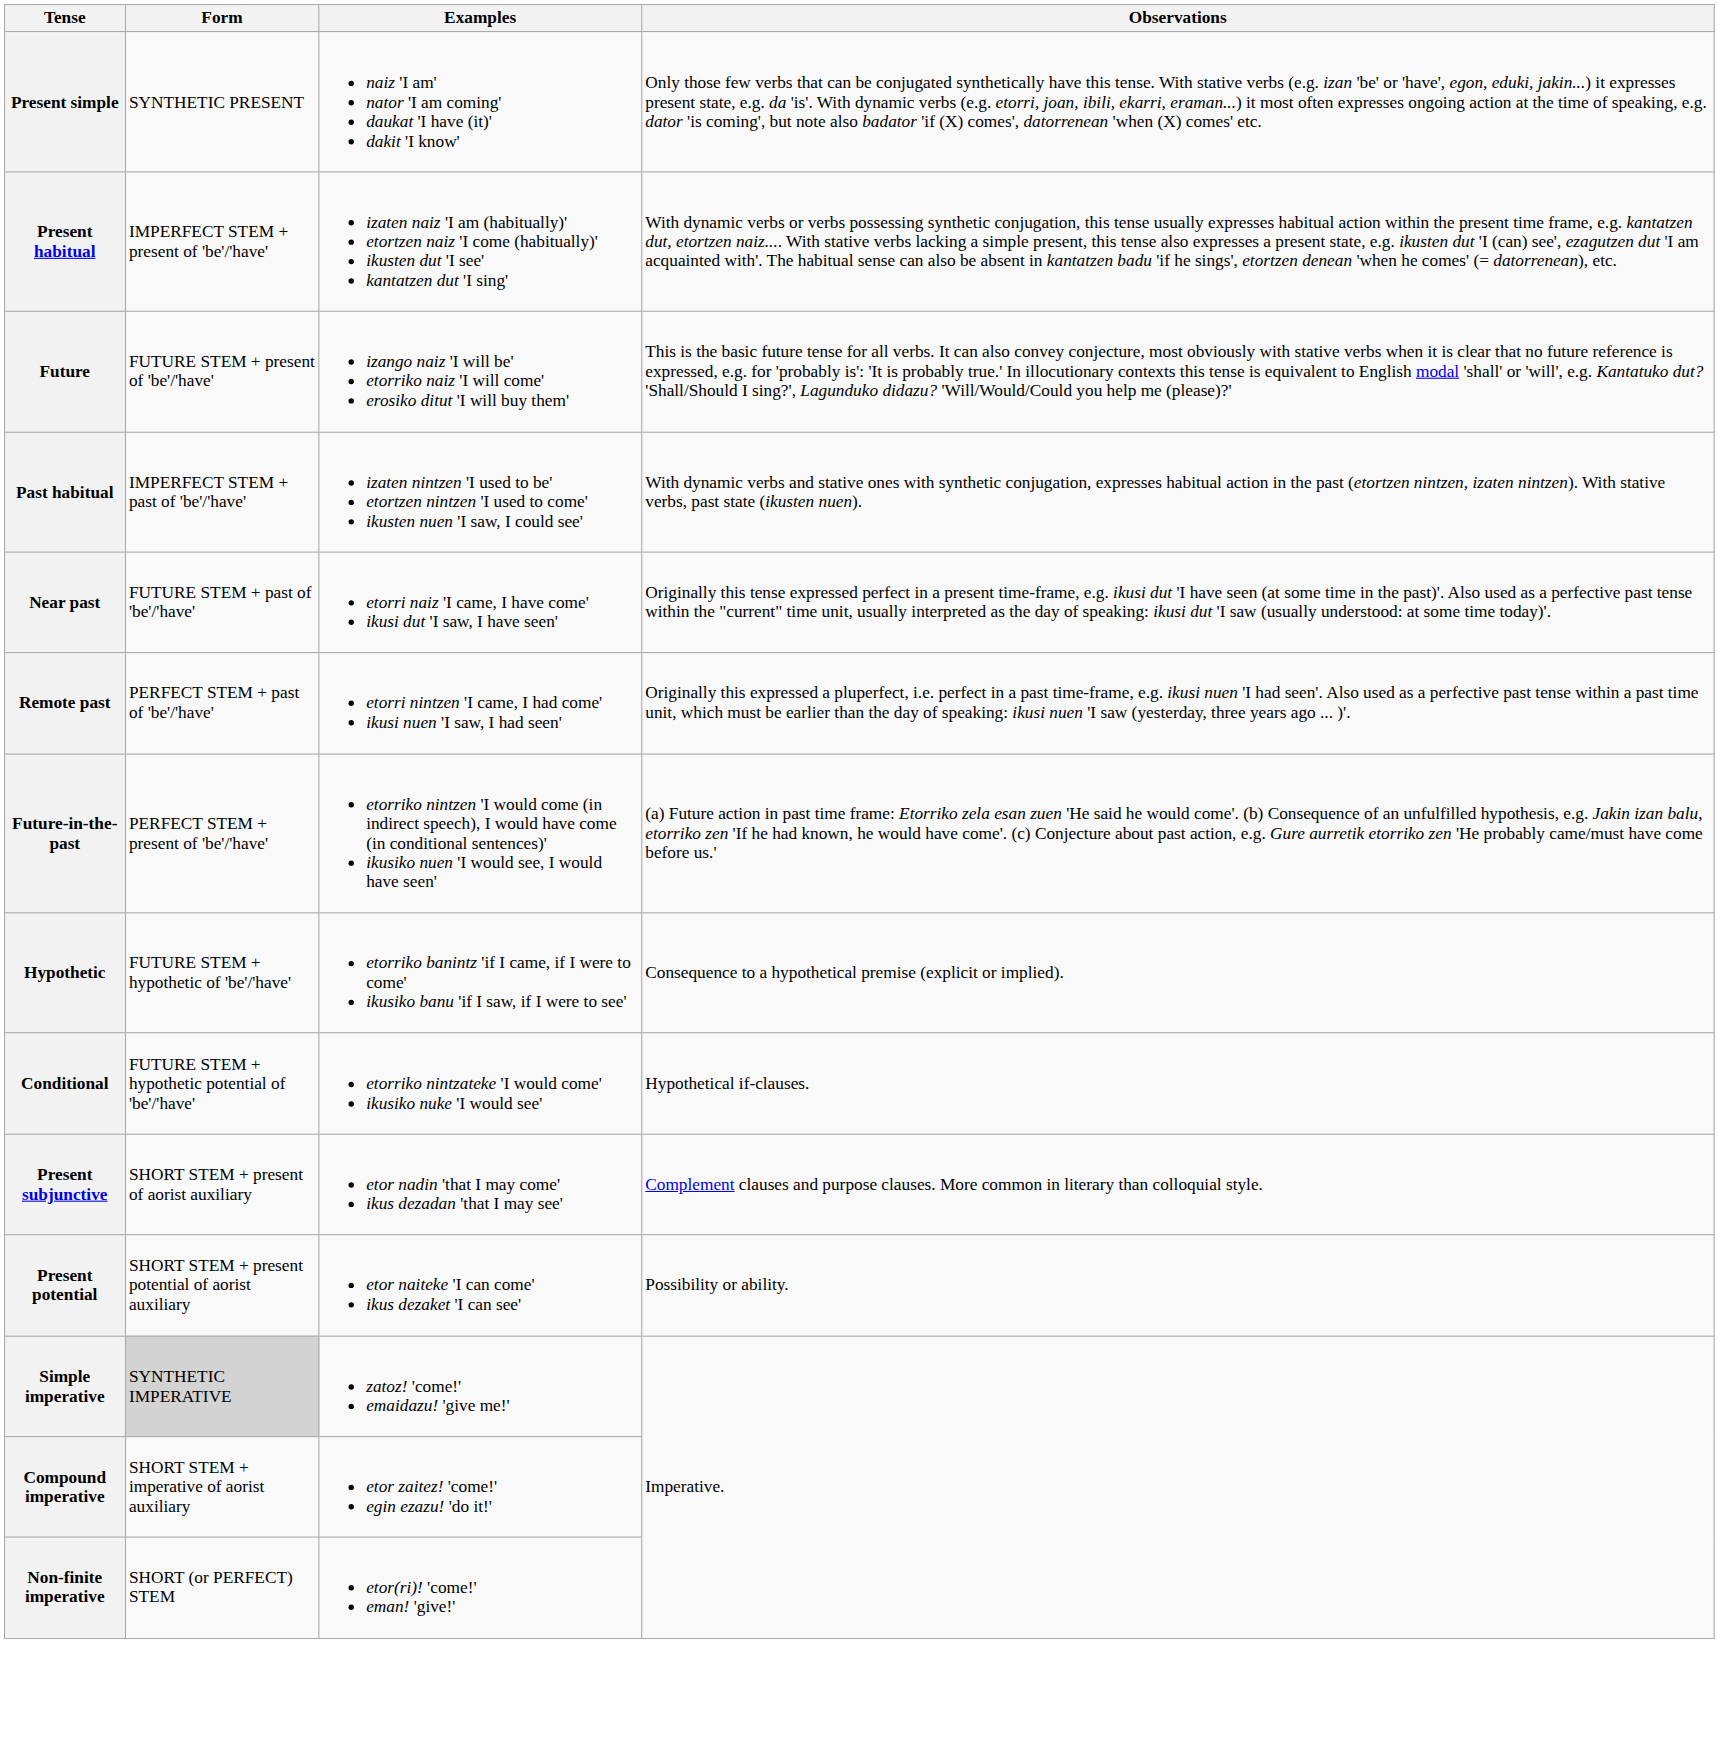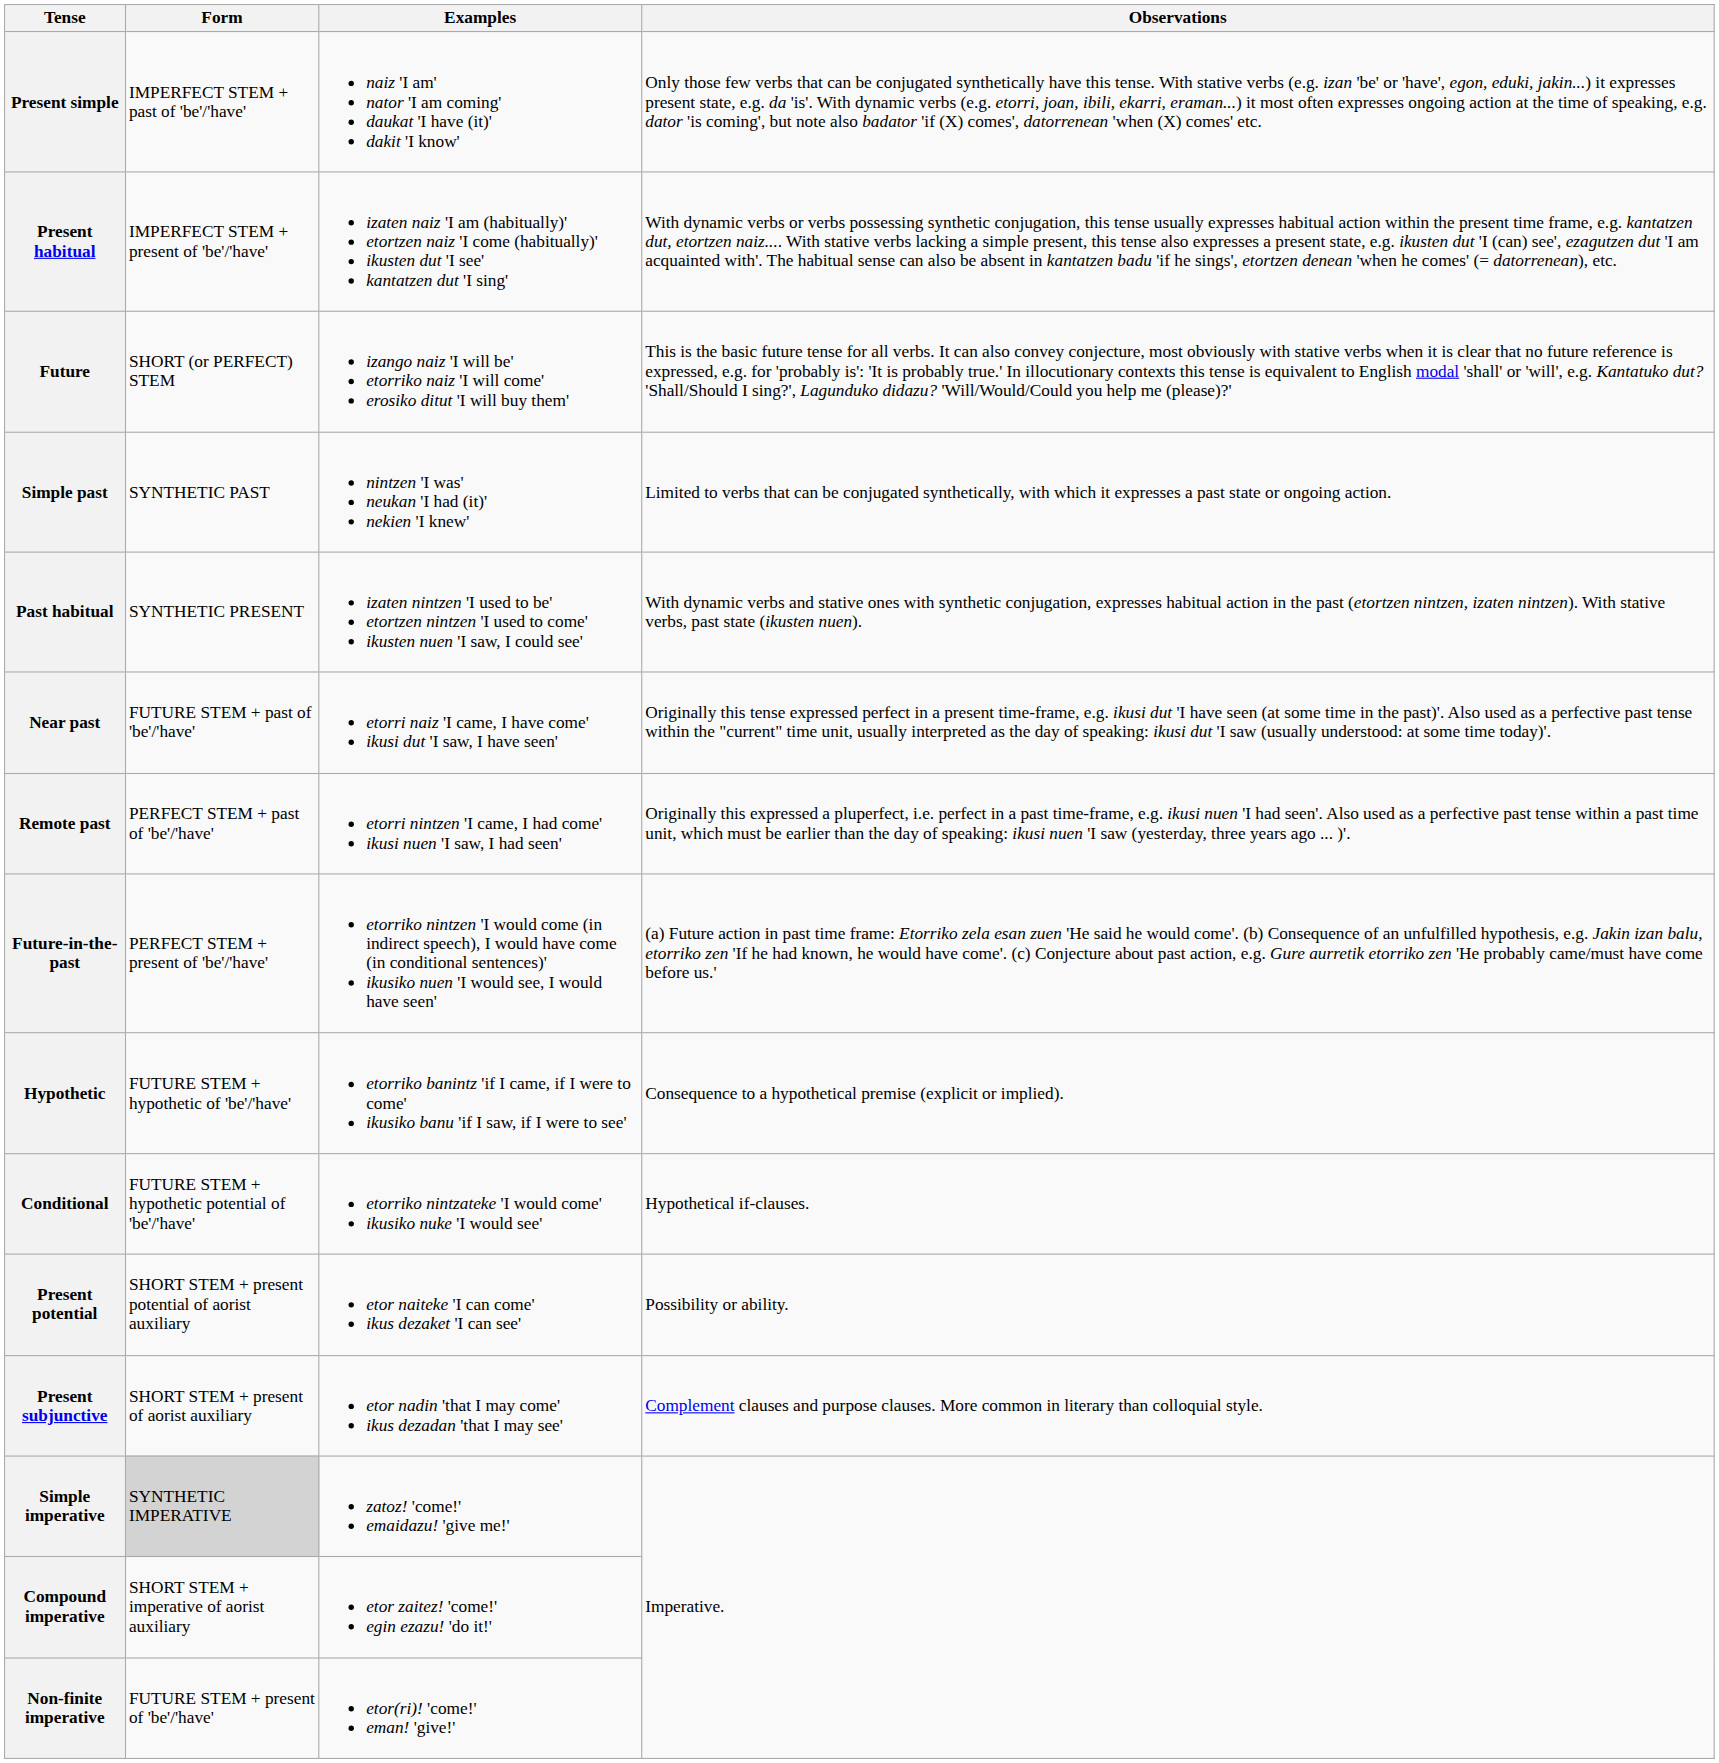(217, 101) SYNTHETIC PRESENT -> (209, 101) IMPERFECT STEM + past of 'be'/'have'
(222, 371) FUTURE STEM + present of 'be'/'have' -> (211, 371) SHORT (or PERFECT) STEM
+ row: (65, 491)
(209, 491) IMPERFECT STEM + past of 'be'/'have' -> (217, 612) SYNTHETIC PRESENT
rows swapped: (65, 1184) <-> (65, 1285)
(211, 1587) SHORT (or PERFECT) STEM -> (222, 1707) FUTURE STEM + present of 'be'/'have'
